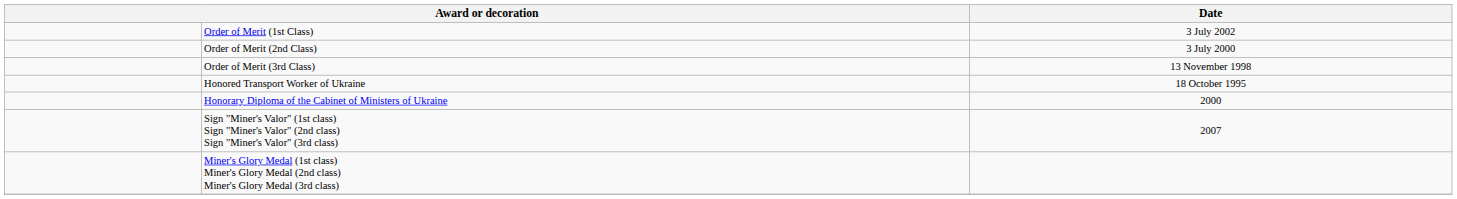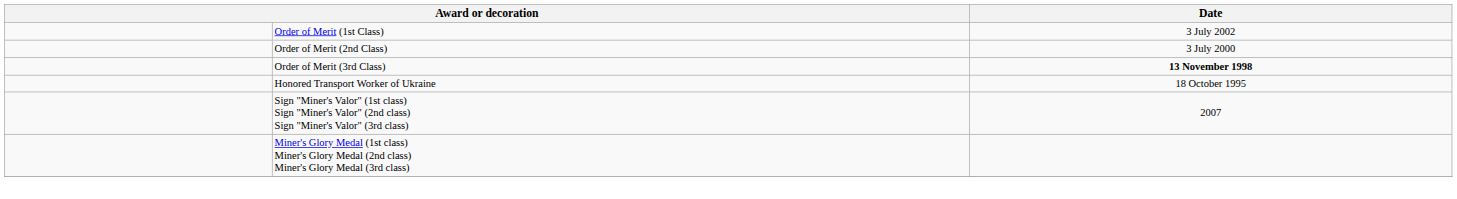(1211, 66) normal -> (1211, 66) bold
- row: (326, 101)
